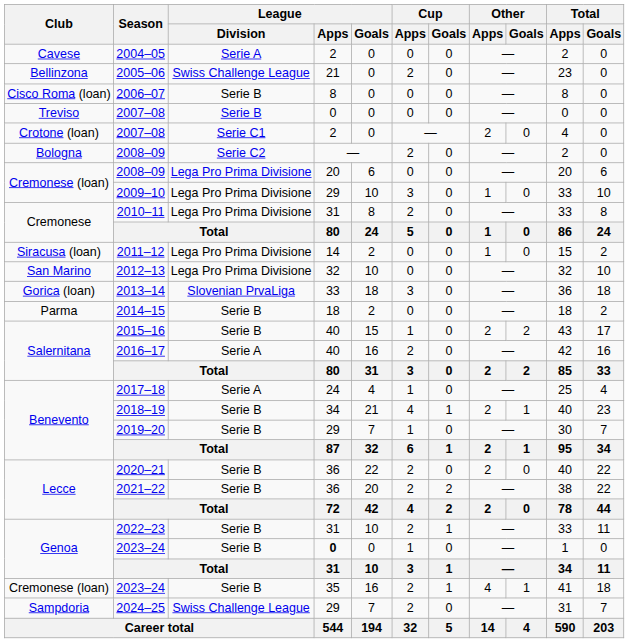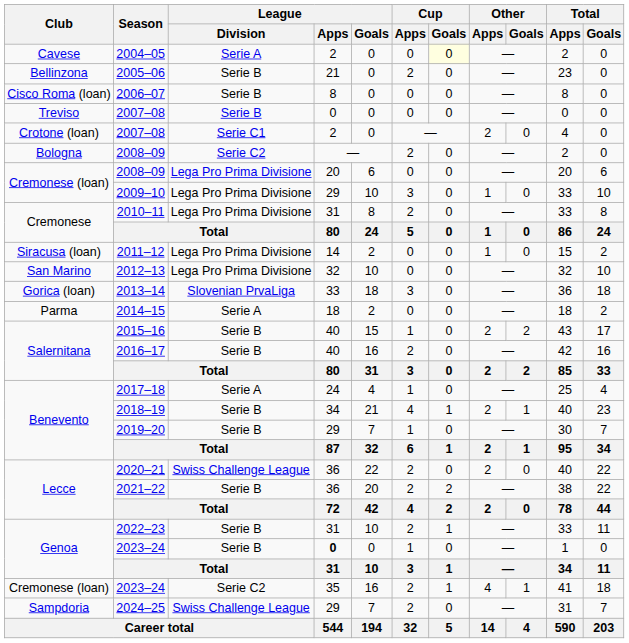(449, 53) no background -> (449, 53) lightyellow background
(241, 73) Swiss Challenge League -> (241, 73) Serie B
(241, 311) Serie B -> (241, 311) Serie A
(241, 350) Serie A -> (241, 350) Serie B
(241, 469) Serie B -> (241, 469) Swiss Challenge League
(241, 588) Serie B -> (241, 588) Serie C2
